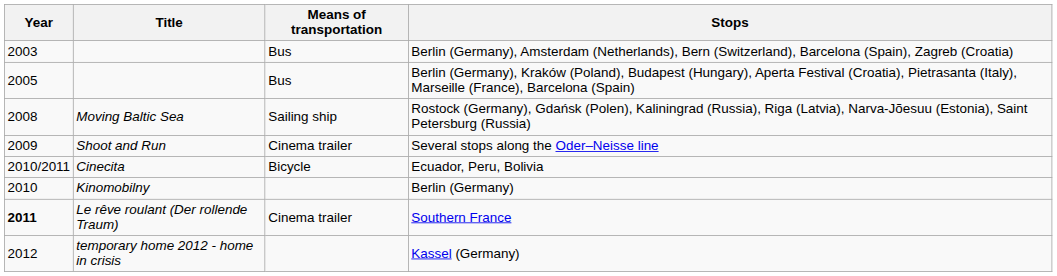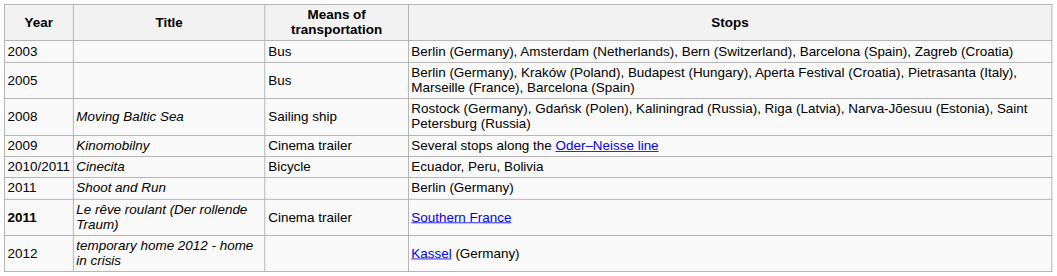(121, 145) Shoot and Run -> (113, 145) Kinomobilny
(22, 188) 2010 -> (22, 188) 2011
(113, 188) Kinomobilny -> (121, 188) Shoot and Run
